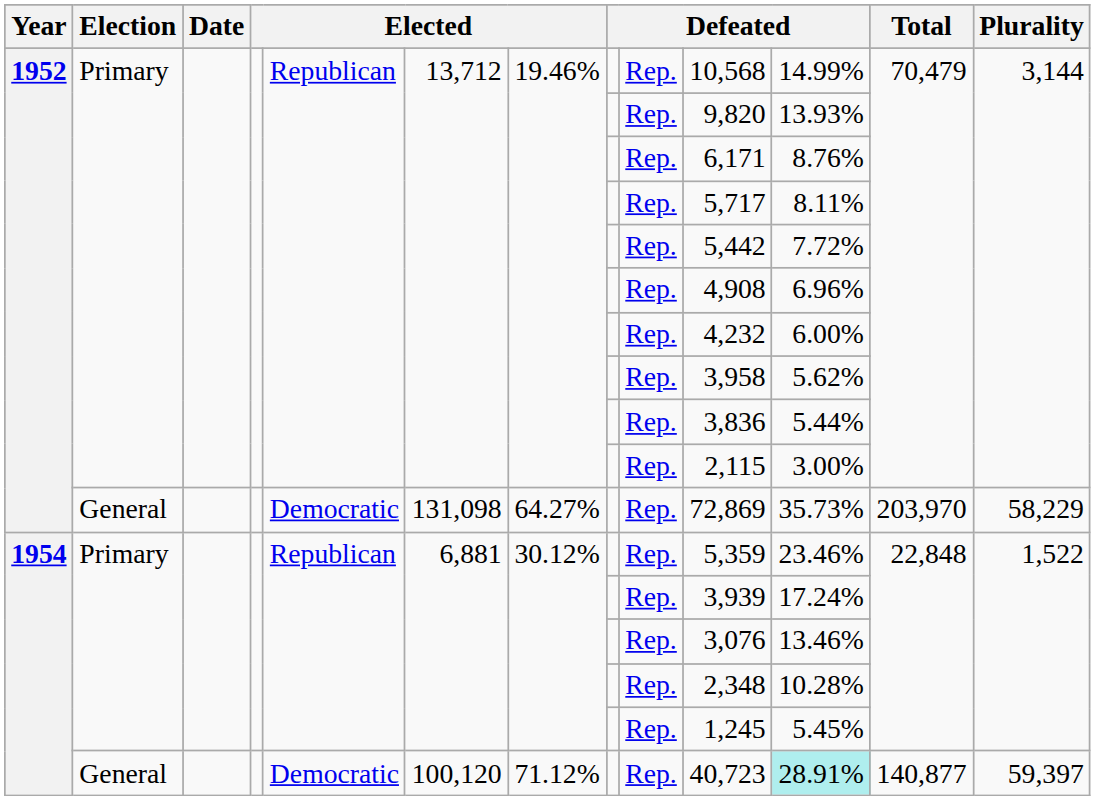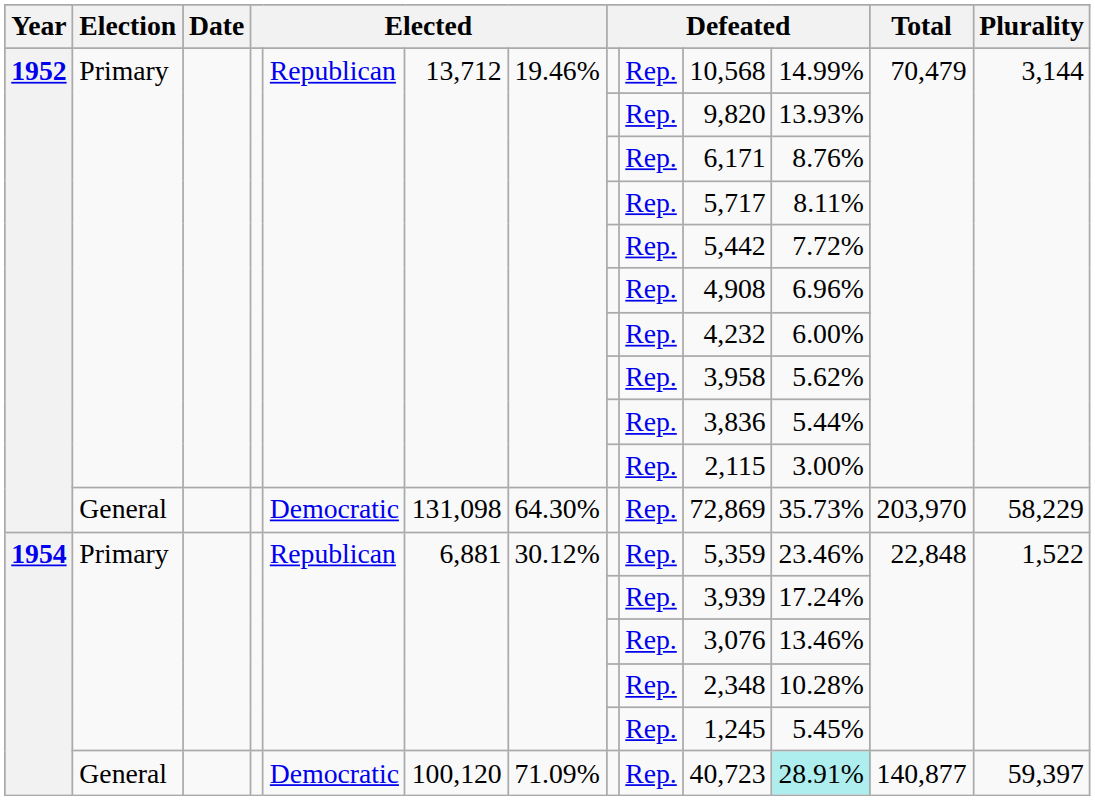(557, 509) 64.27% -> (557, 509) 64.30%
(557, 772) 71.12% -> (557, 772) 71.09%
